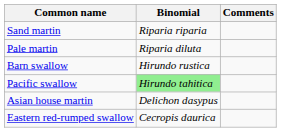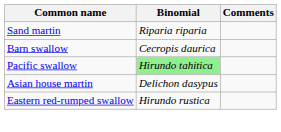- row: (32, 48)
(174, 65) Hirundo rustica -> (177, 48) Cecropis daurica
(177, 118) Cecropis daurica -> (174, 100) Hirundo rustica
